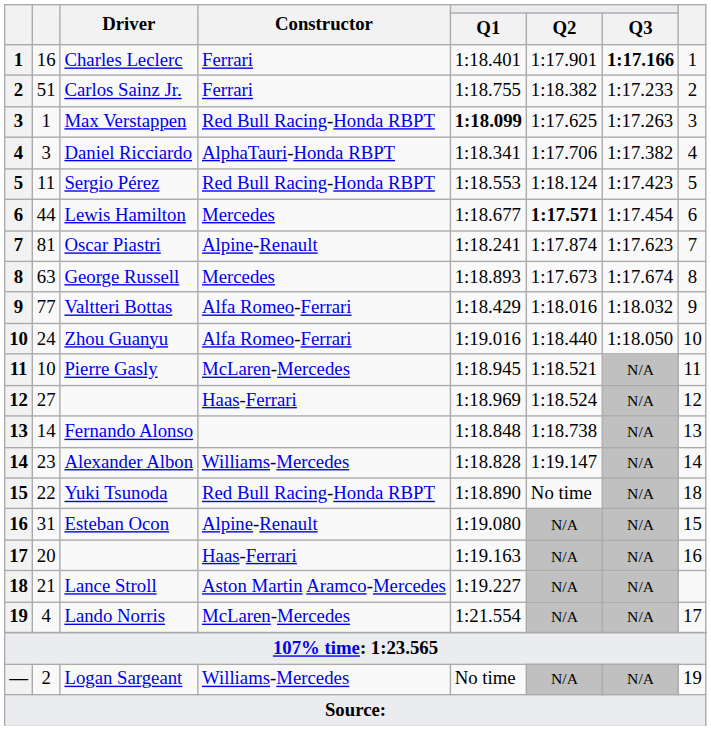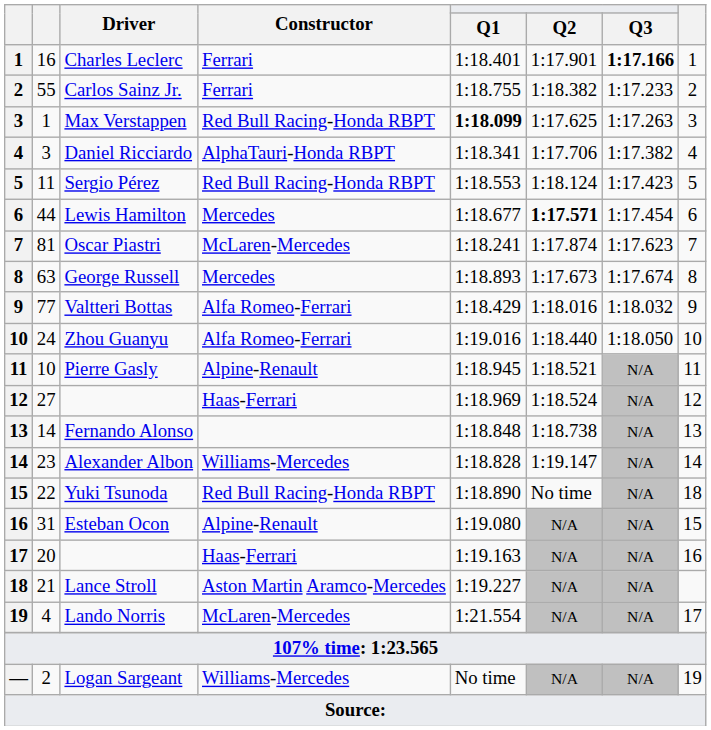(46, 90) 51 -> (46, 90) 55
(260, 245) Alpine-Renault -> (276, 245) McLaren-Mercedes
(276, 369) McLaren-Mercedes -> (260, 369) Alpine-Renault
